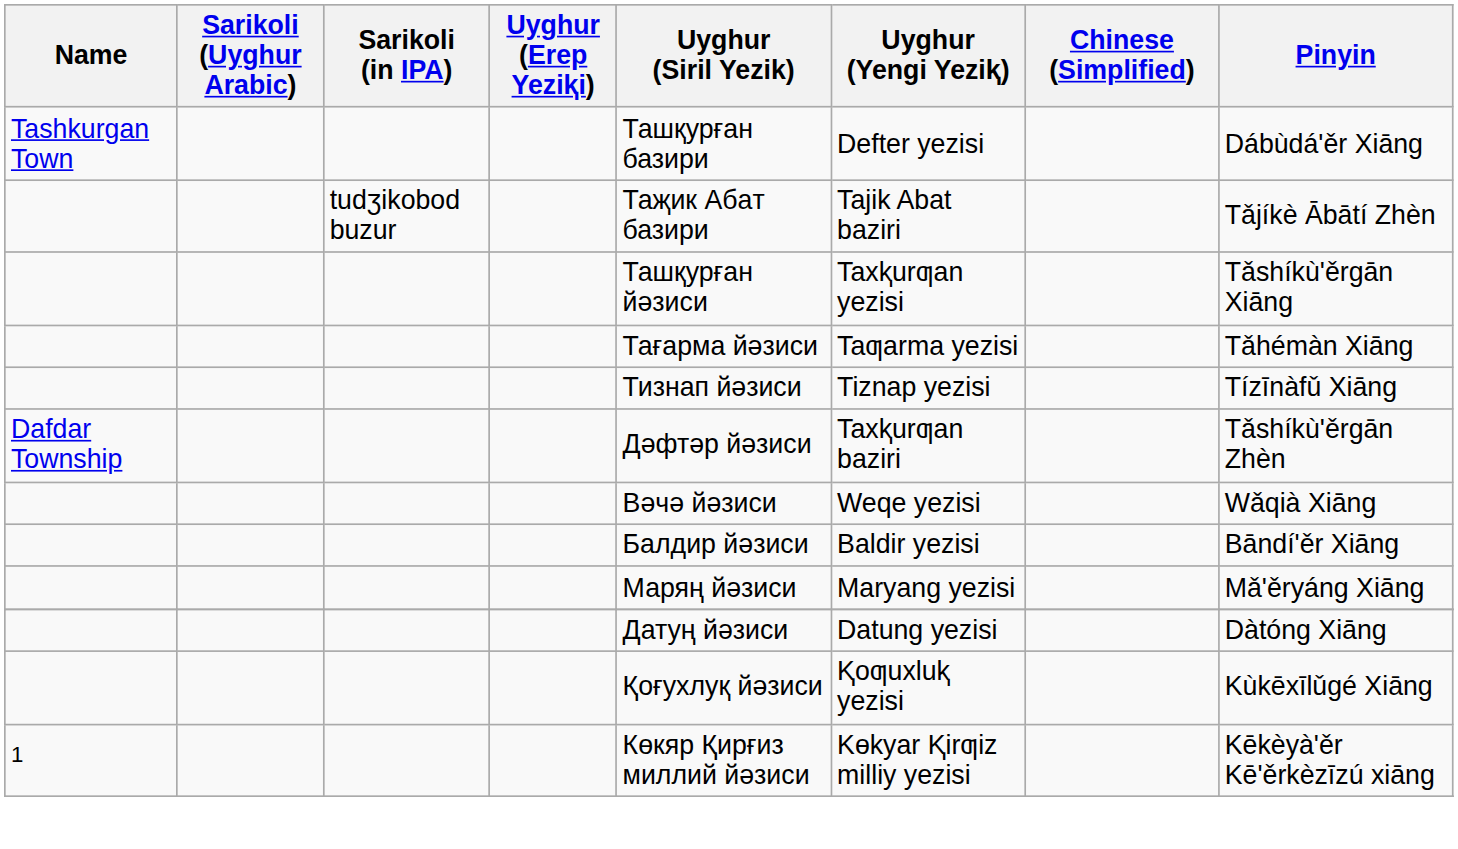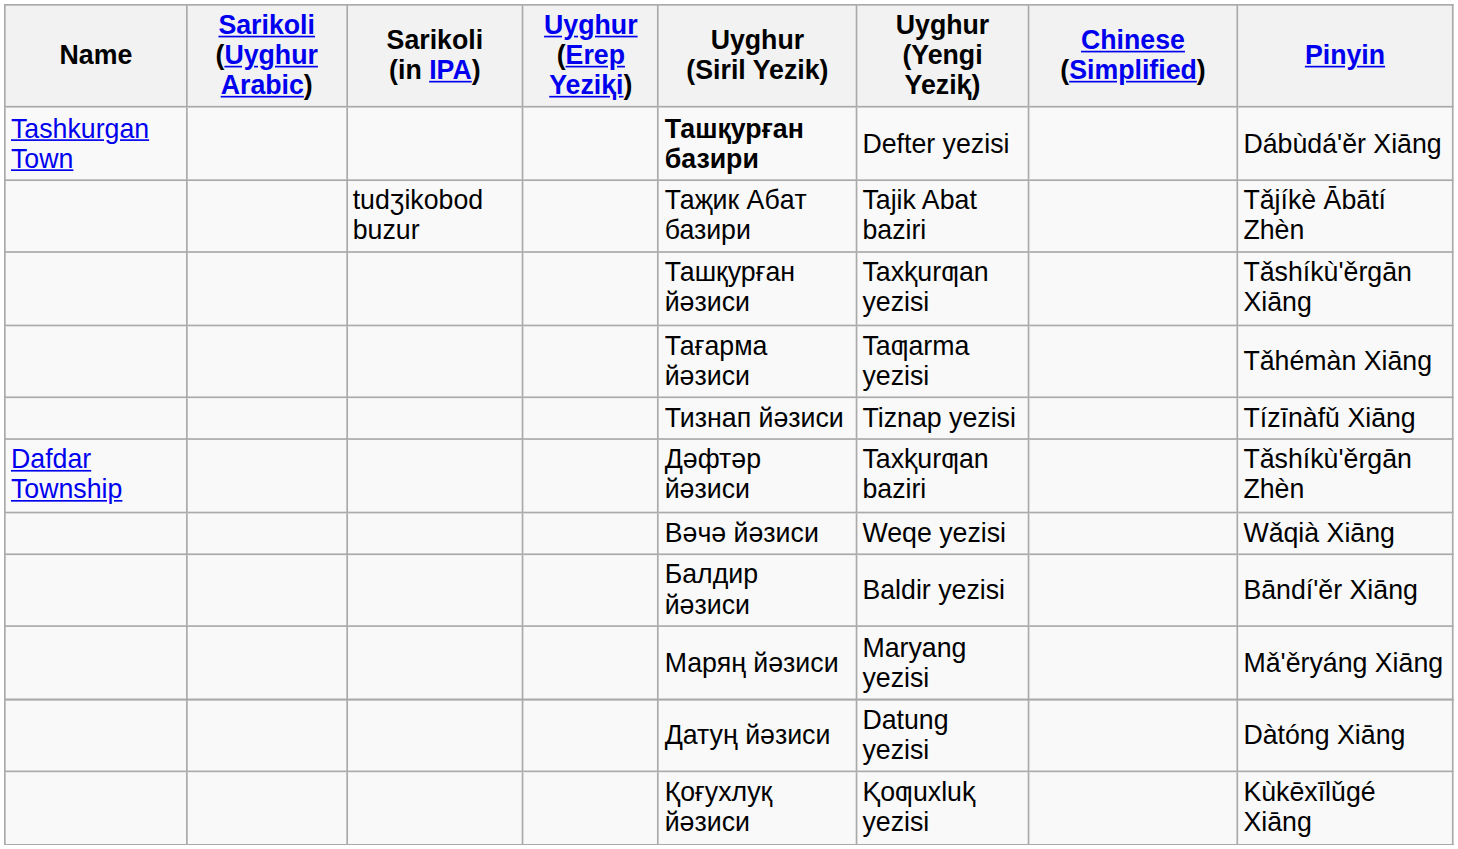(688, 143) normal -> (734, 143) bold
- row: (17, 754)
